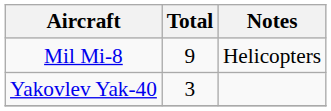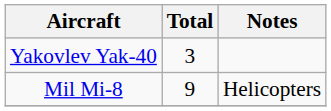rows swapped: (83, 55) <-> (83, 88)
